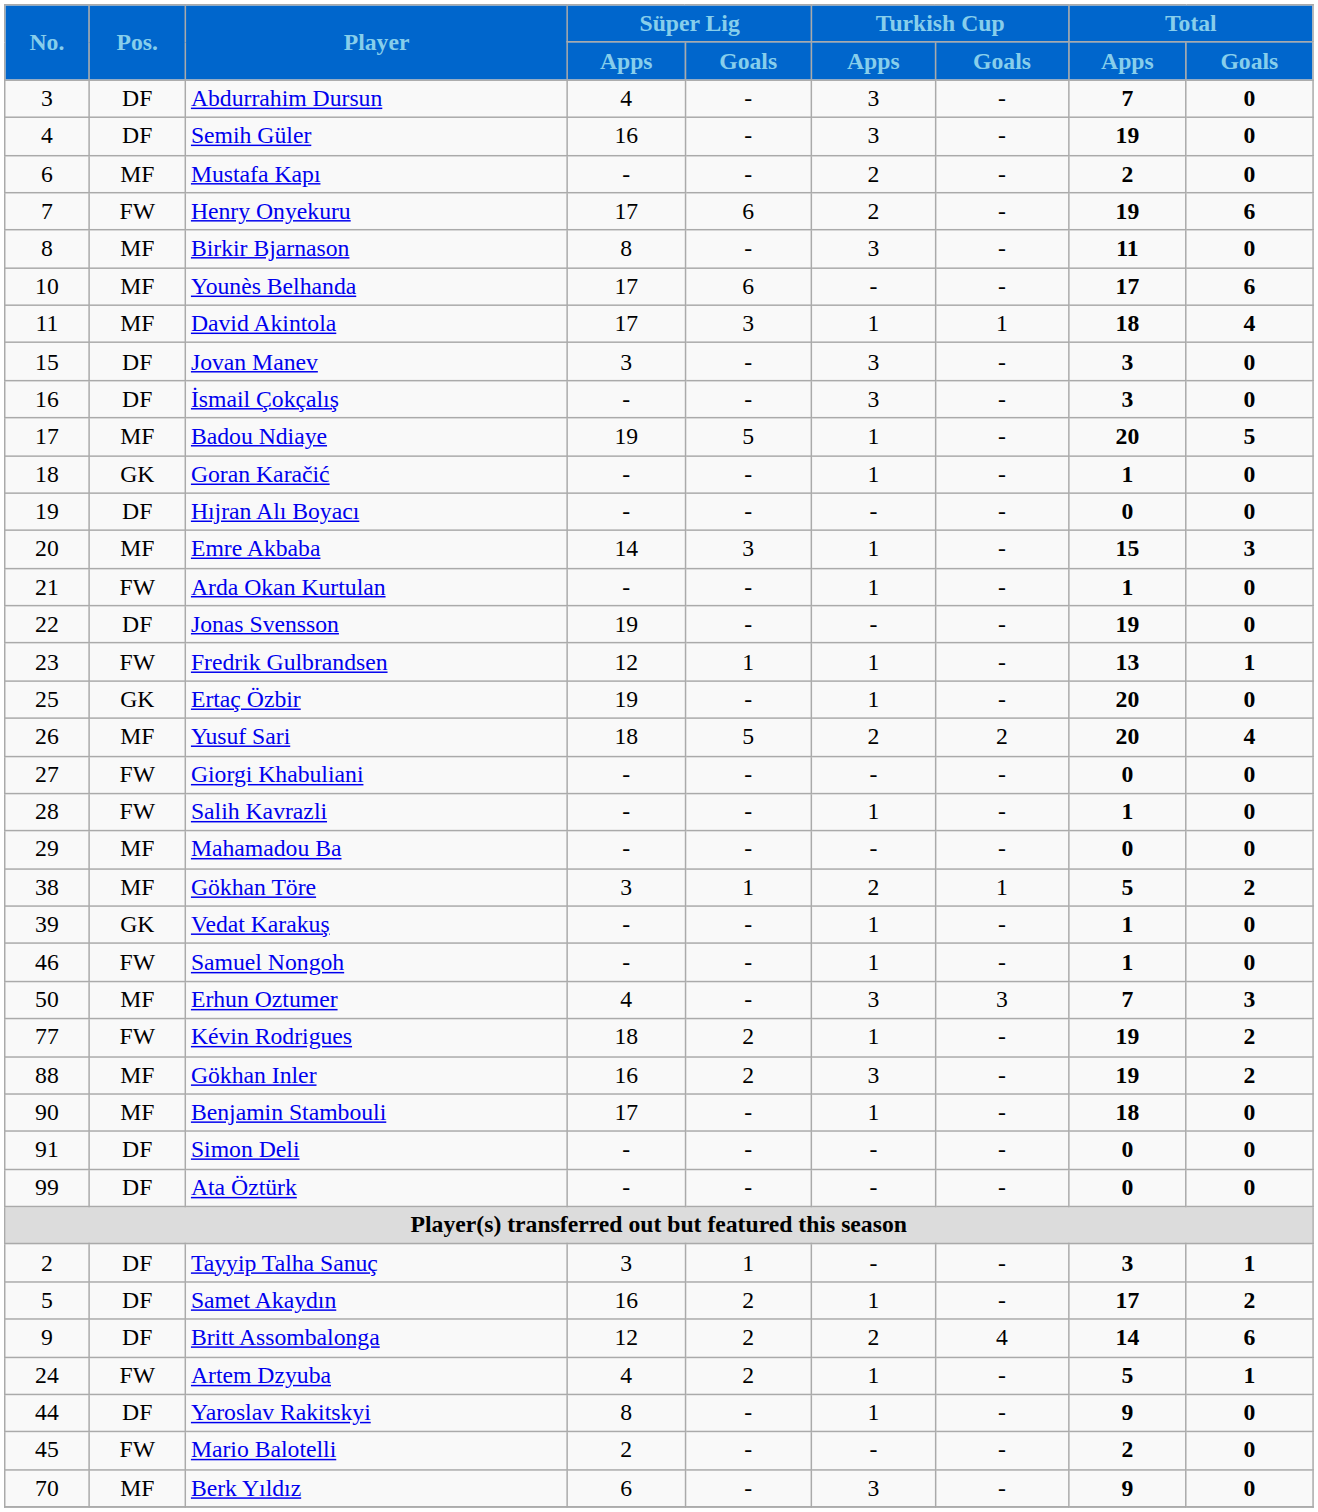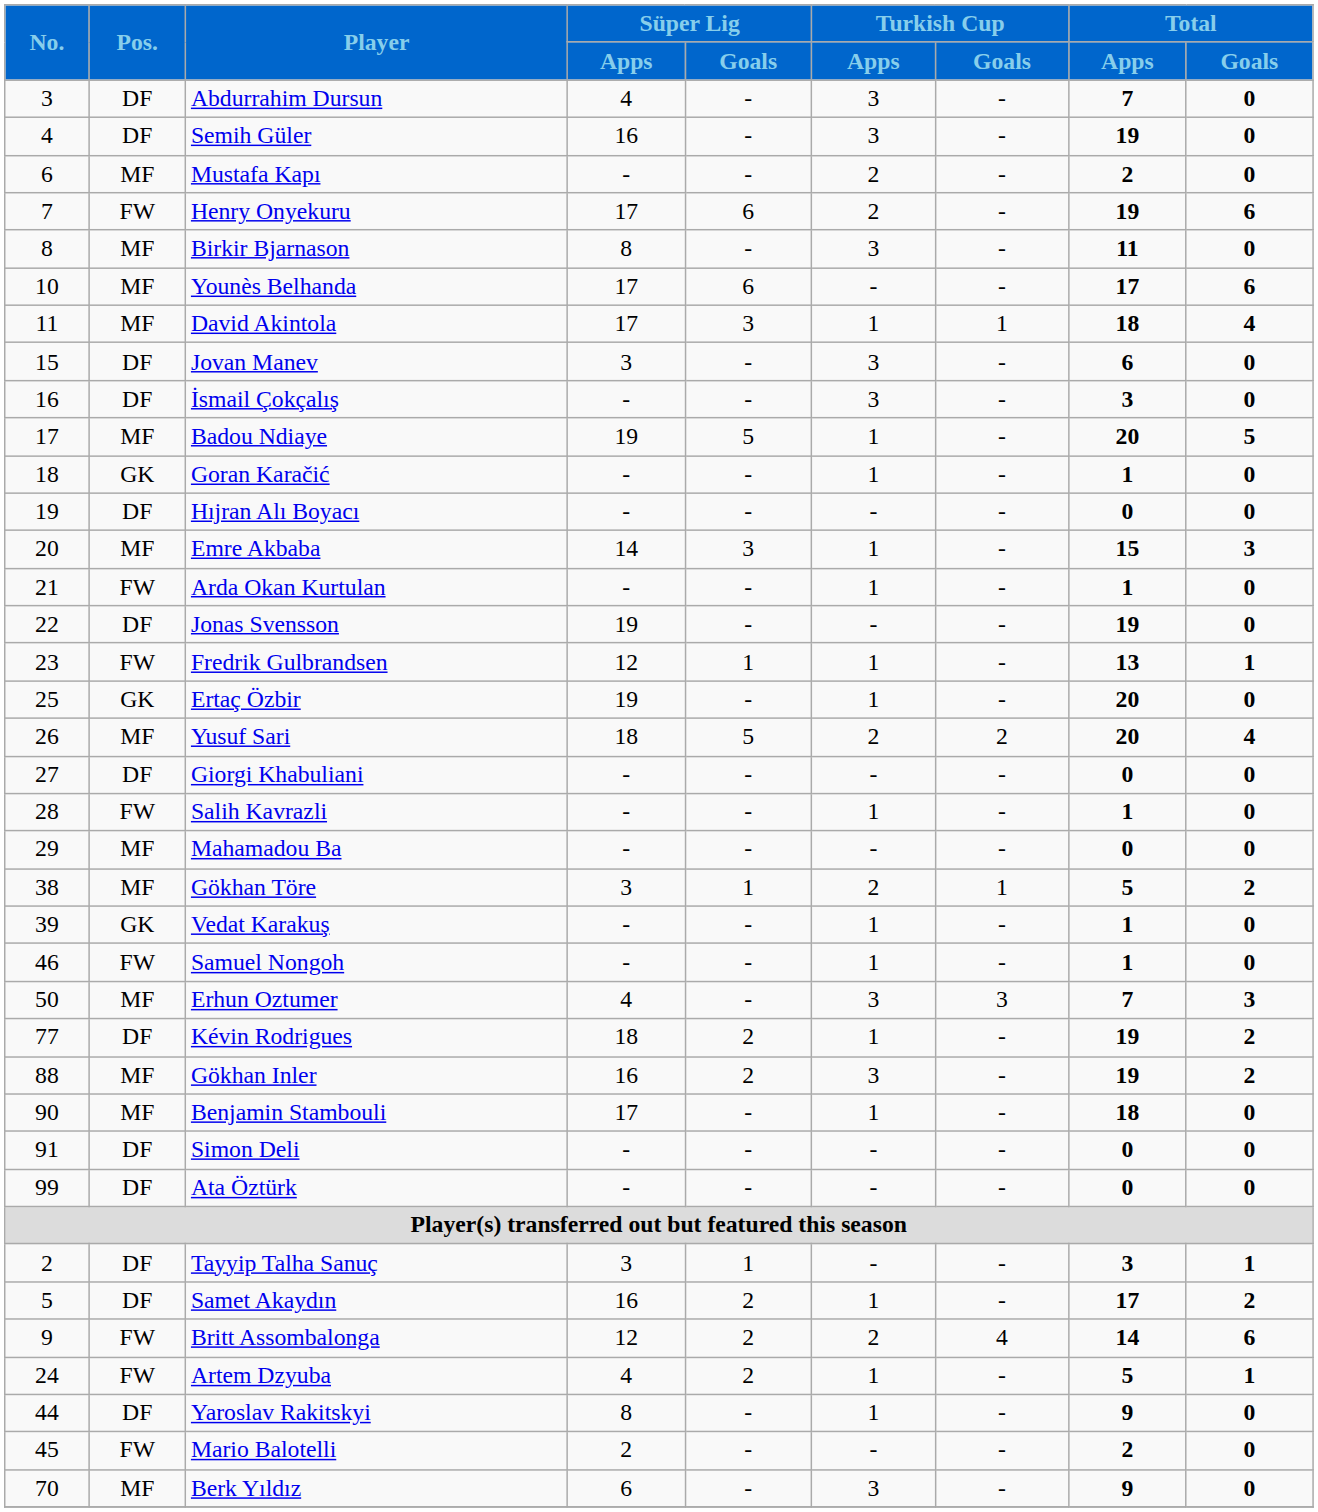(1127, 361) 3 -> (1127, 361) 6
(137, 774) FW -> (137, 774) DF
(137, 1037) FW -> (137, 1037) DF
(137, 1337) DF -> (137, 1337) FW
